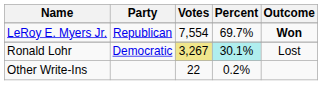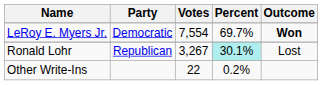(143, 32) Republican -> (143, 32) Democratic
(143, 51) Democratic -> (143, 51) Republican
(194, 51) khaki background -> (194, 51) no background
